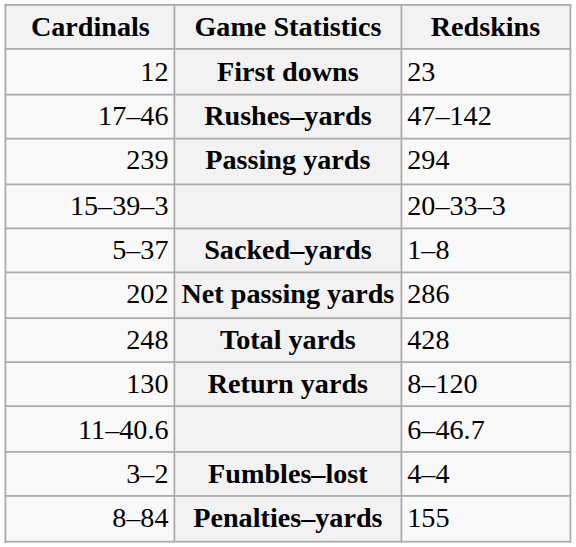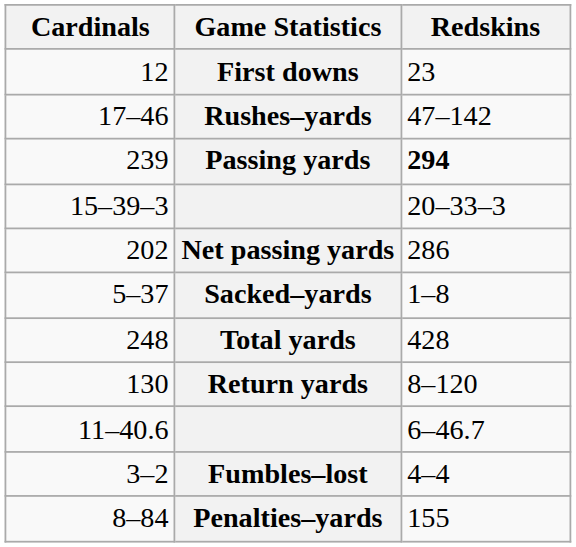(428, 160) normal -> (428, 160) bold
rows swapped: (140, 250) <-> (147, 294)
